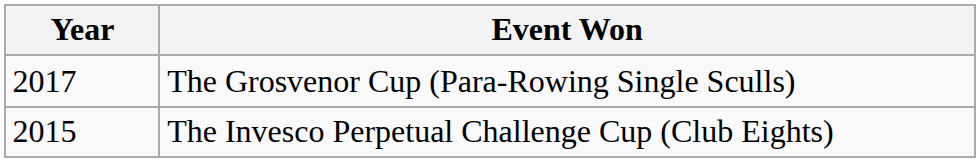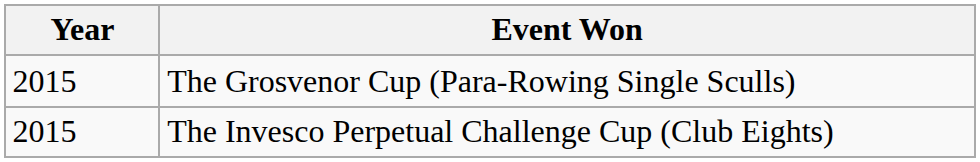(44, 80) 2017 -> (44, 80) 2015
